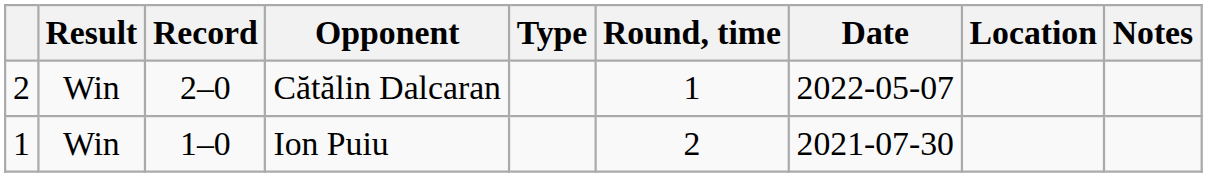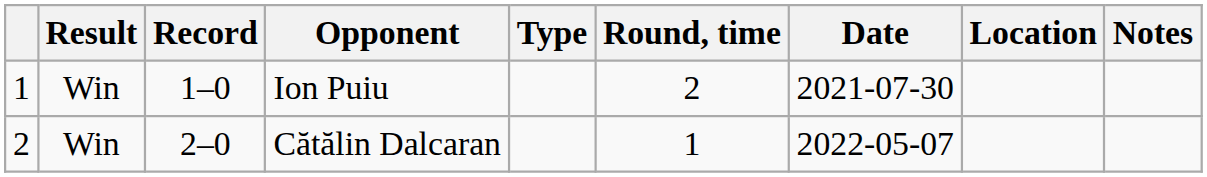rows swapped: (387, 88) <-> (331, 143)
